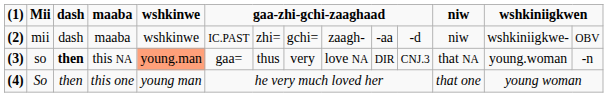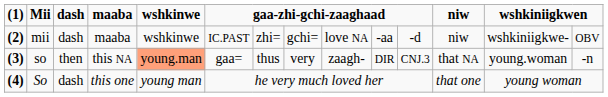(346, 37) zaagh- -> (346, 37) love NA
(71, 59) bold -> (71, 59) normal
(346, 59) love NA -> (346, 59) zaagh-
(71, 80) then -> (71, 80) dash
